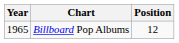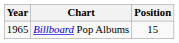(153, 30) 12 -> (153, 30) 15
